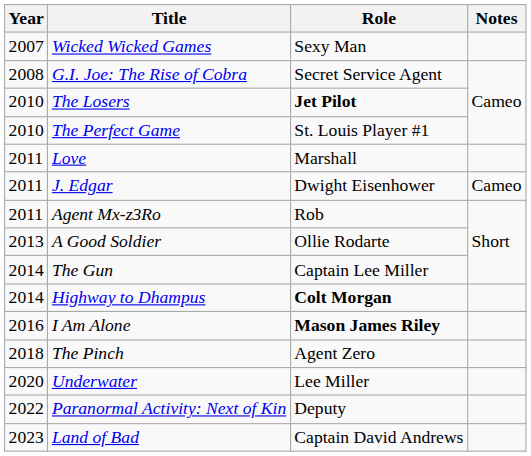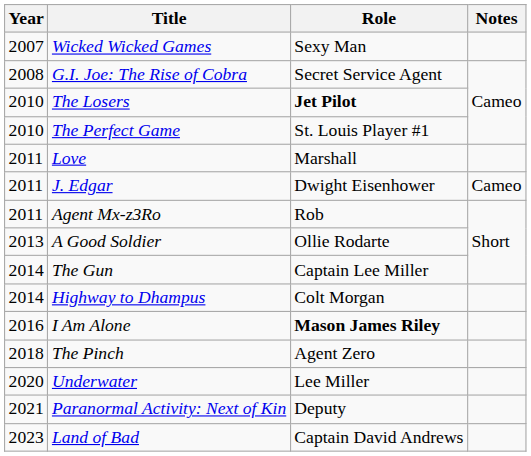(343, 297) bold -> (339, 297) normal
(26, 409) 2022 -> (26, 409) 2021
